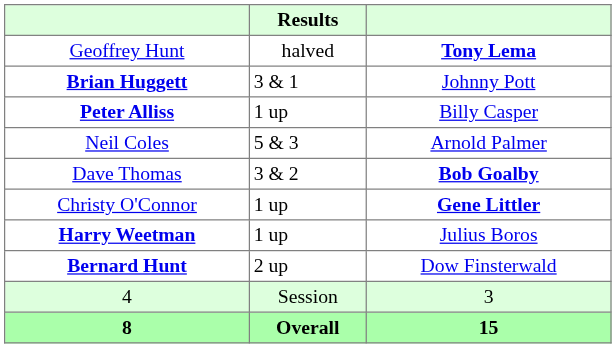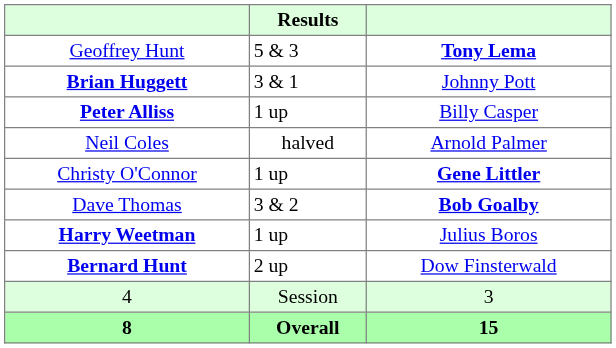(308, 50) halved -> (276, 50) 5 & 3
(276, 142) 5 & 3 -> (308, 142) halved
rows swapped: (127, 173) <-> (127, 204)
